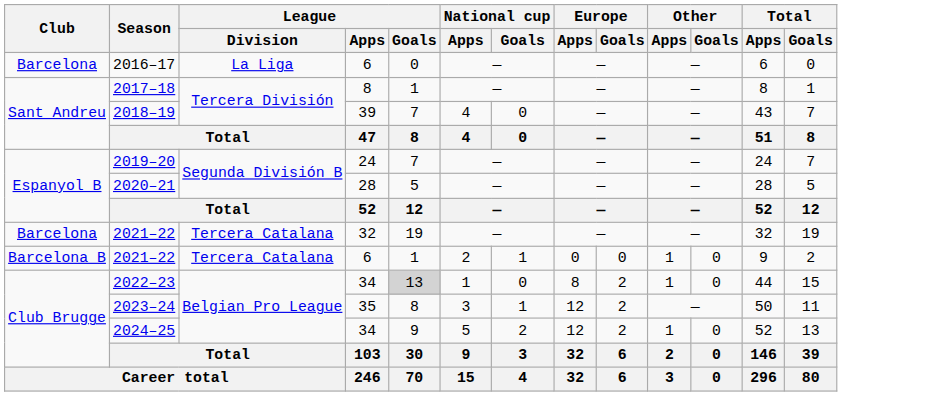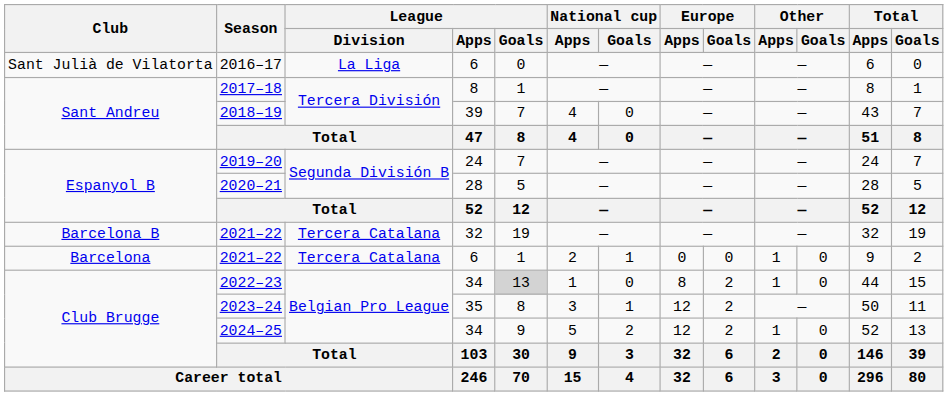(57, 65) Barcelona -> (110, 65) Sant Julià de Vilatorta
(57, 234) Barcelona -> (110, 234) Barcelona B
(57, 258) Barcelona B -> (110, 258) Barcelona
